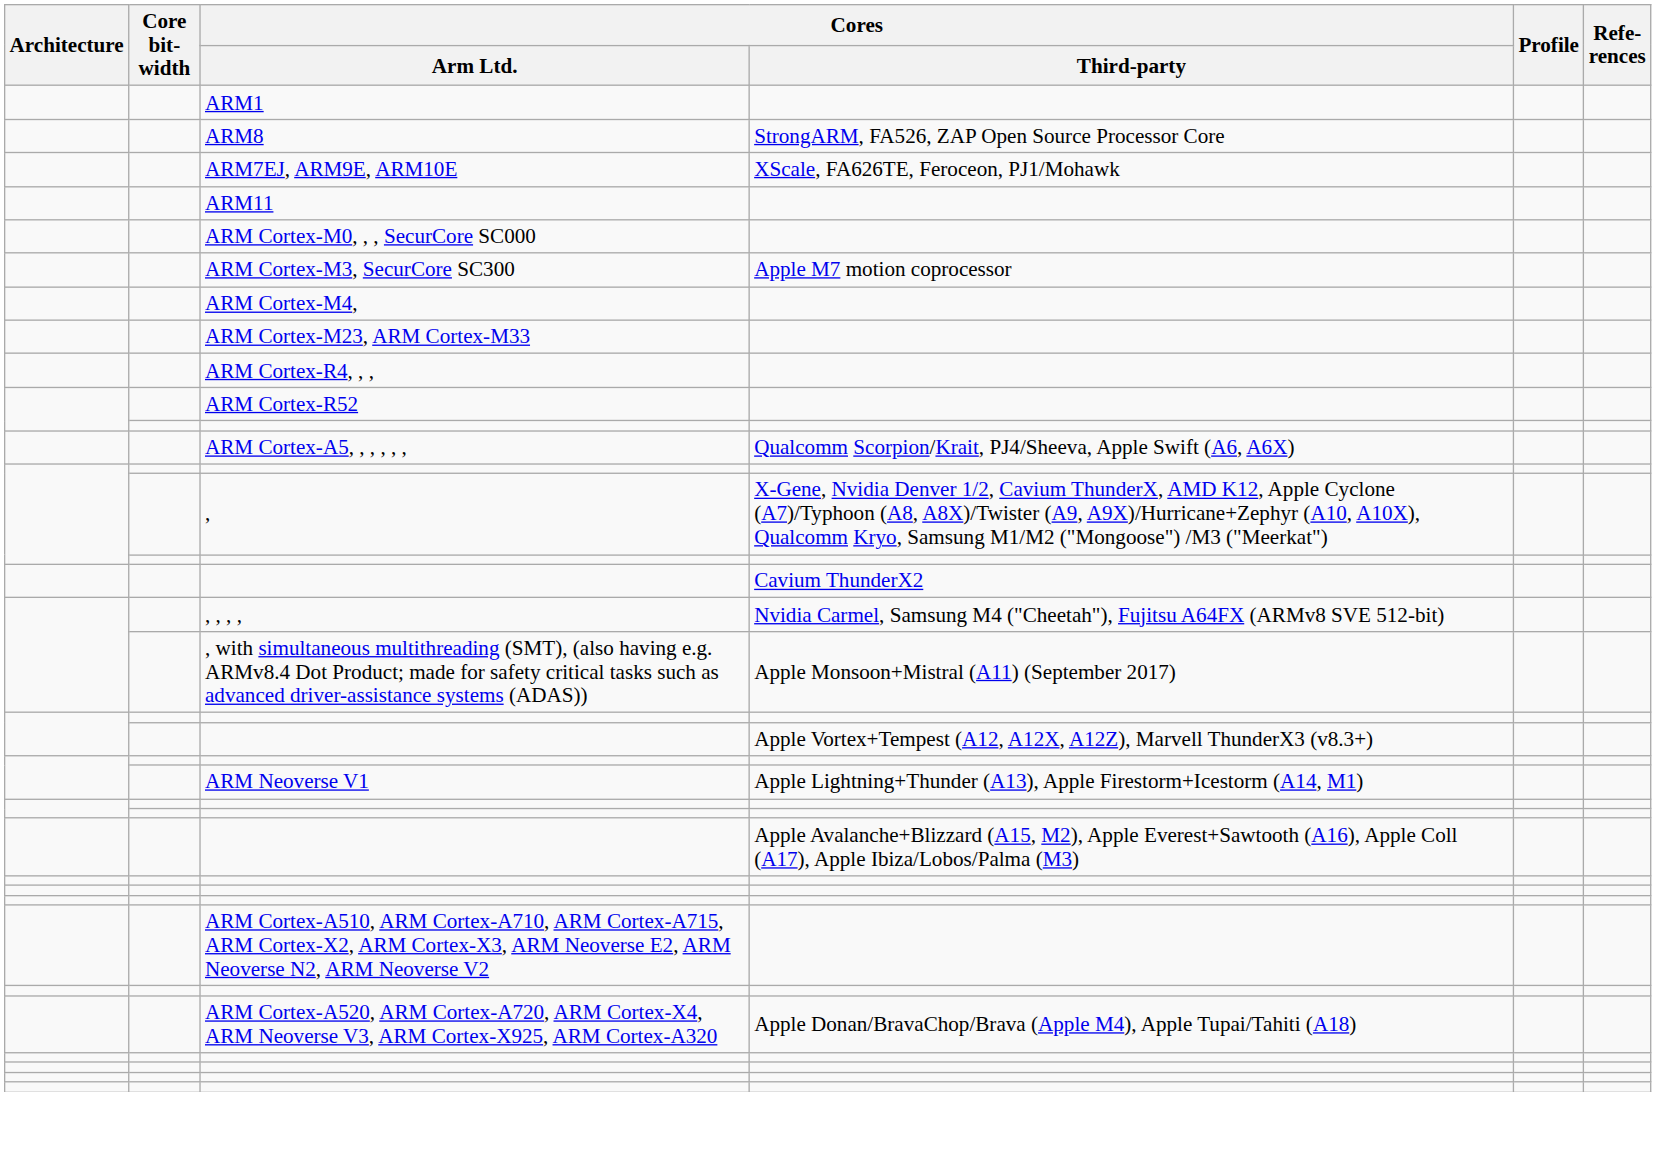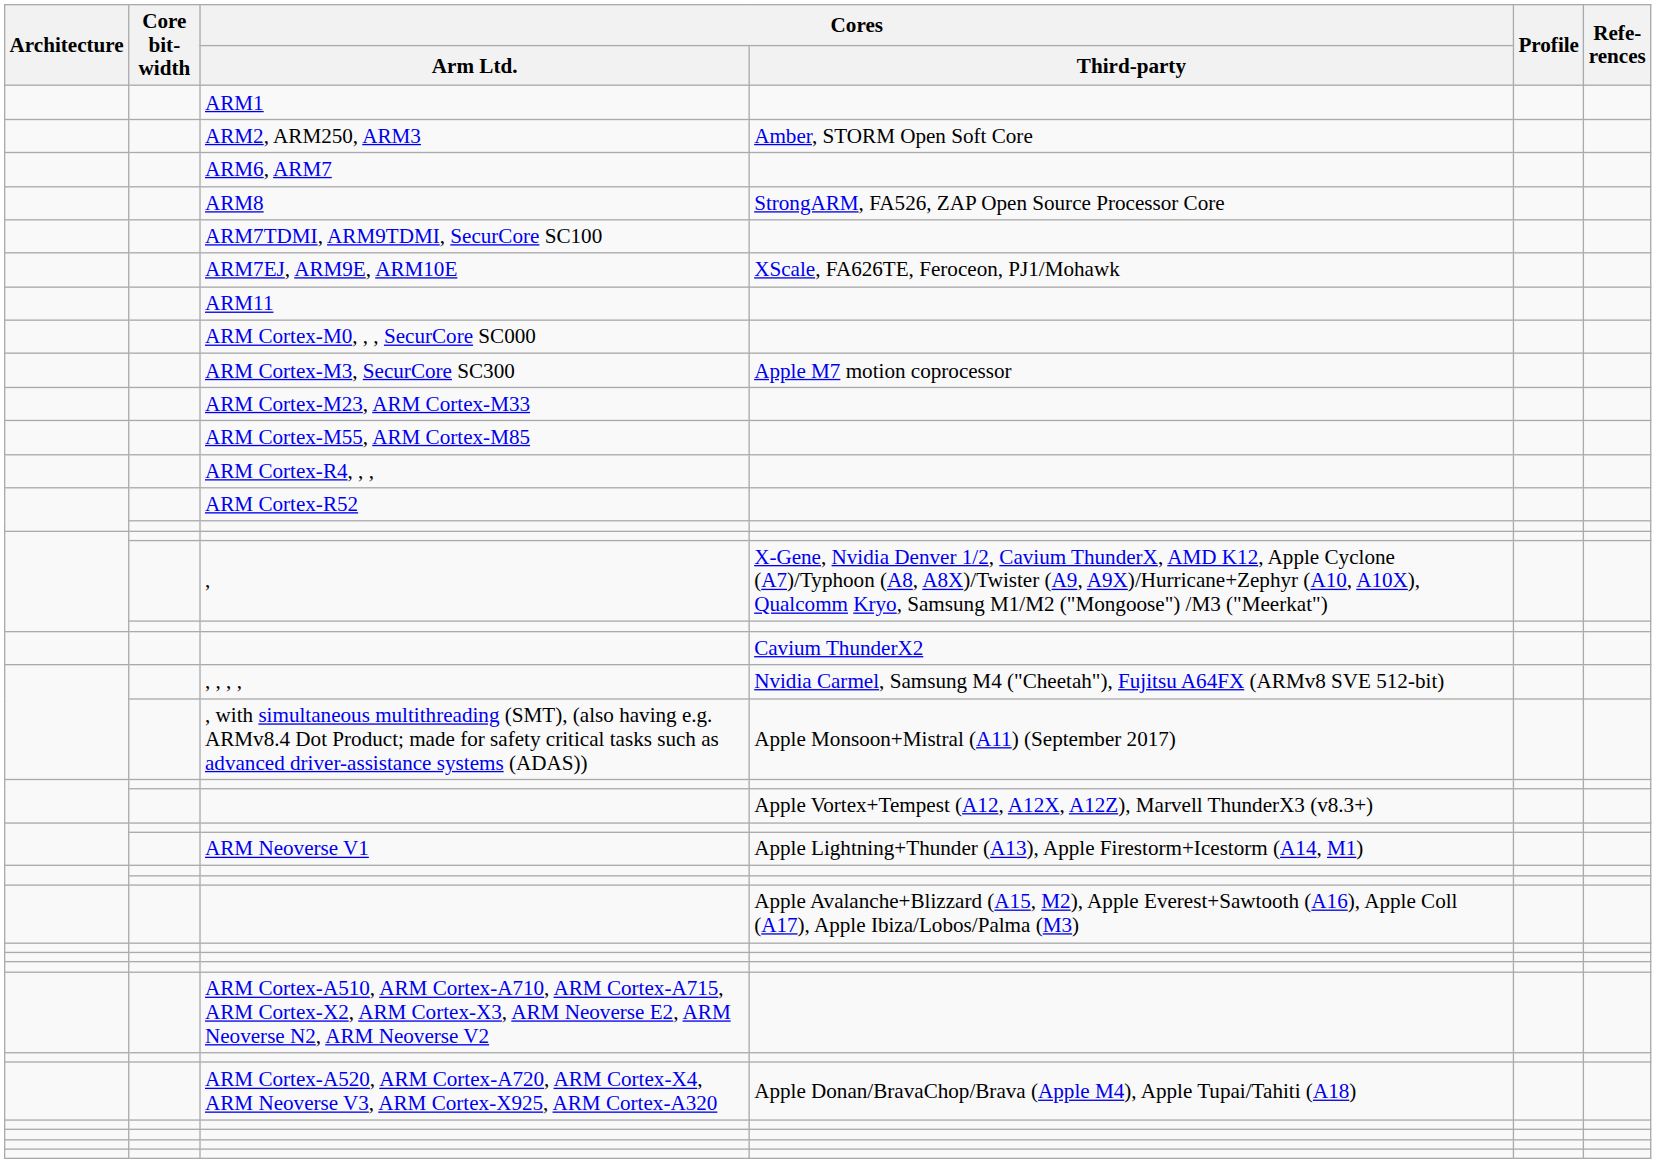+ row: (313, 135)
+ row: (268, 169)
+ row: (404, 236)
- row: (281, 303)
+ row: (368, 437)
- row: (306, 446)
